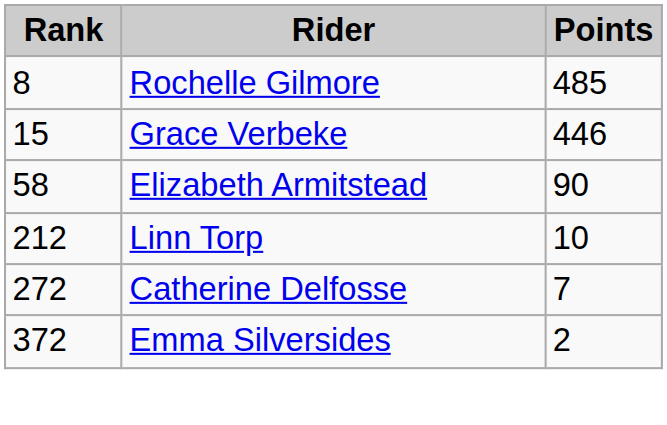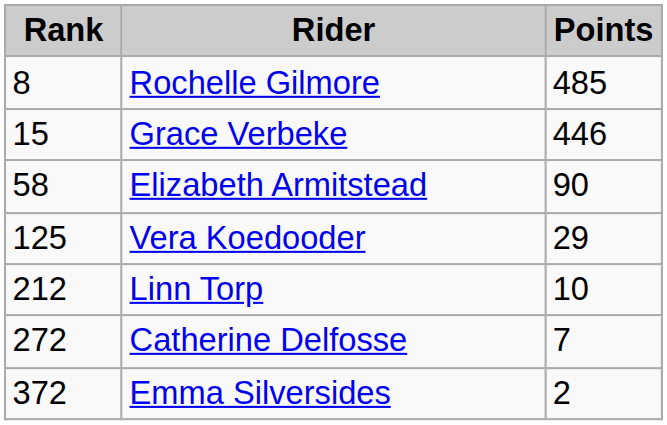+ row: (248, 237)
